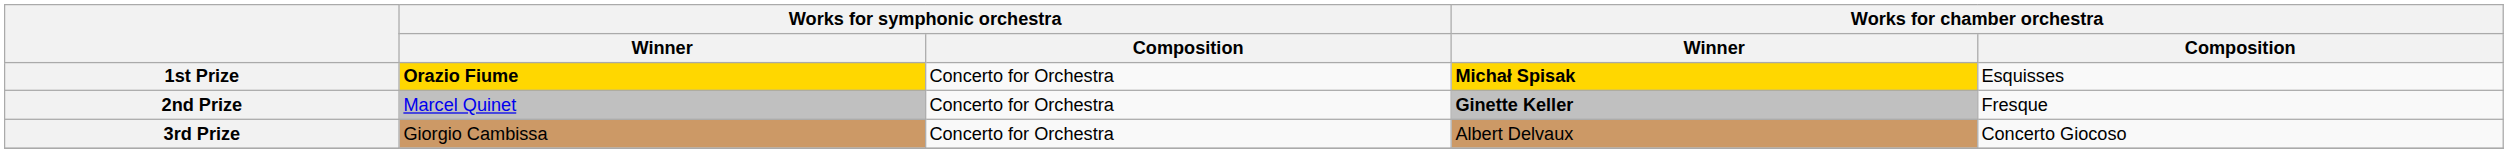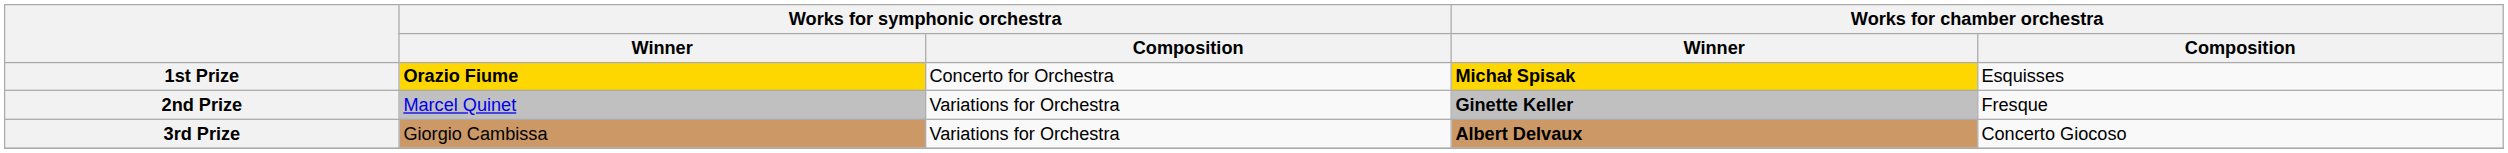(1022, 105) Concerto for Orchestra -> (1024, 105) Variations for Orchestra
(1022, 134) Concerto for Orchestra -> (1024, 134) Variations for Orchestra
(1514, 134) normal -> (1519, 134) bold
